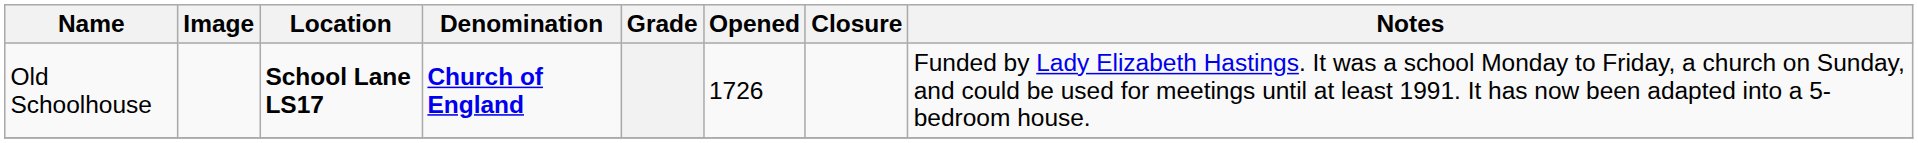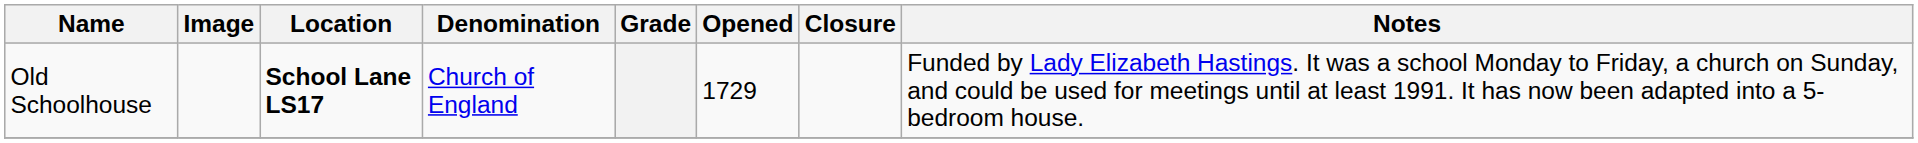(485, 90) bold -> (481, 90) normal
(736, 90) 1726 -> (730, 90) 1729
